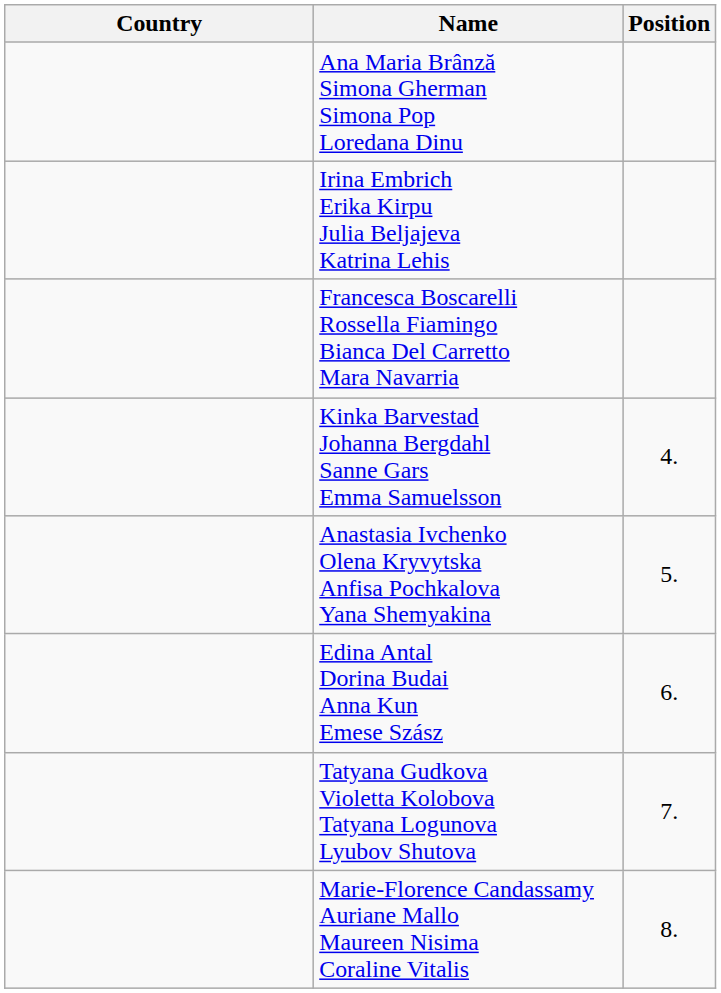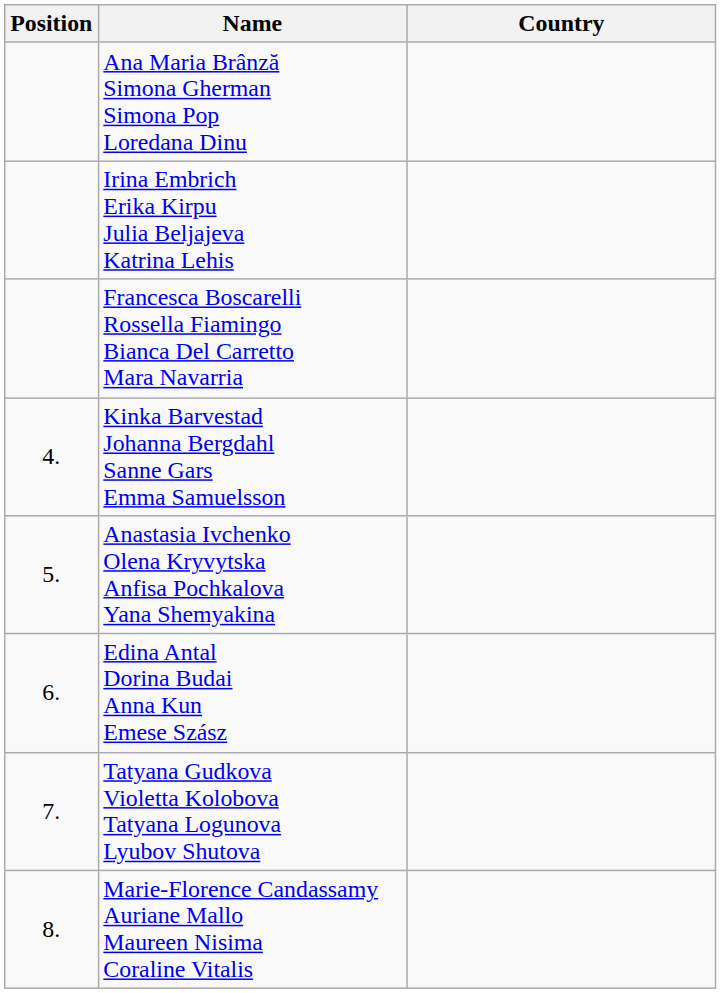columns swapped: (669, 23) <-> (159, 23)
